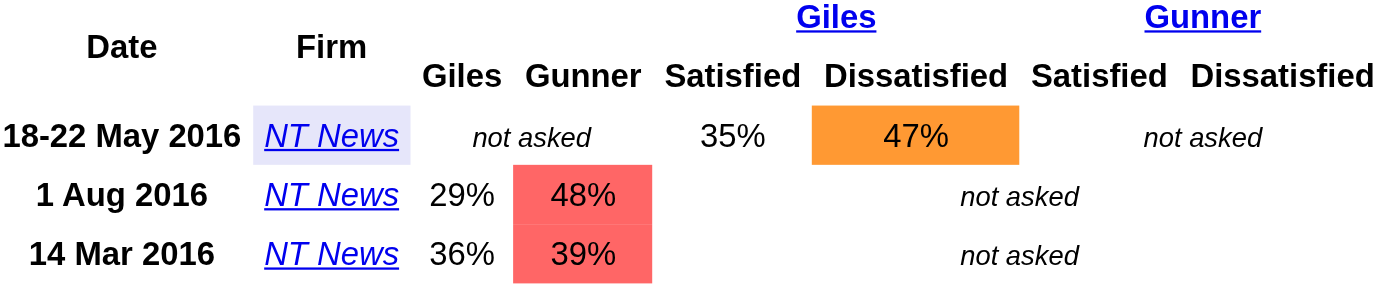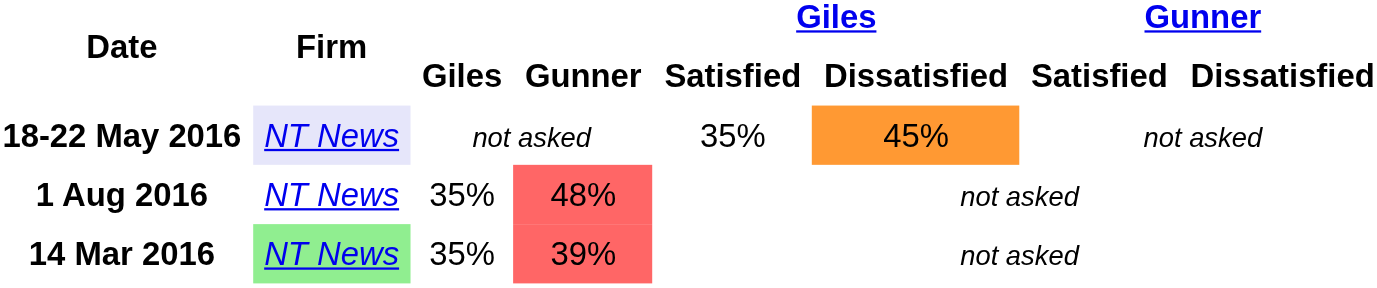(916, 135) 47% -> (916, 135) 45%
(462, 194) 29% -> (462, 194) 35%
(332, 254) no background -> (332, 254) lightgreen background
(462, 254) 36% -> (462, 254) 35%
